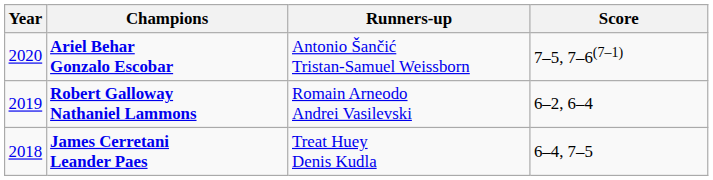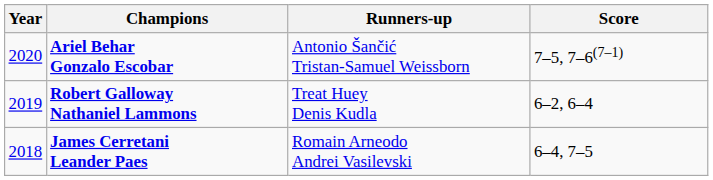(352, 104) Romain Arneodo Andrei Vasilevski -> (334, 104) Treat Huey Denis Kudla
(334, 151) Treat Huey Denis Kudla -> (352, 151) Romain Arneodo Andrei Vasilevski
